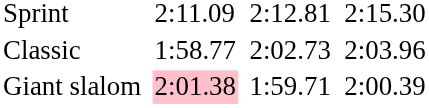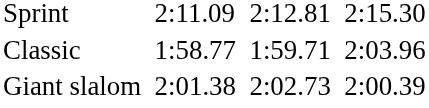(290, 49) 2:02.73 -> (290, 49) 1:59.71
(195, 86) pink background -> (195, 86) no background
(290, 86) 1:59.71 -> (290, 86) 2:02.73
